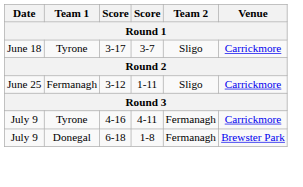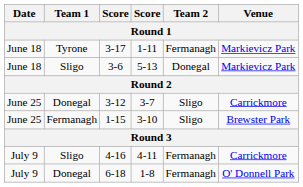(147, 48) 3-7 -> (147, 48) 1-11
(191, 48) Sligo -> (191, 48) Fermanagh
(253, 48) Carrickmore -> (258, 48) Markievicz Park
+ row: (115, 66)
(72, 84) Fermanagh -> (72, 102) Donegal
(147, 84) 1-11 -> (147, 102) 3-7
+ row: (115, 119)
(72, 119) Tyrone -> (72, 155) Sligo
(253, 137) Brewster Park -> (258, 173) O' Donnell Park
